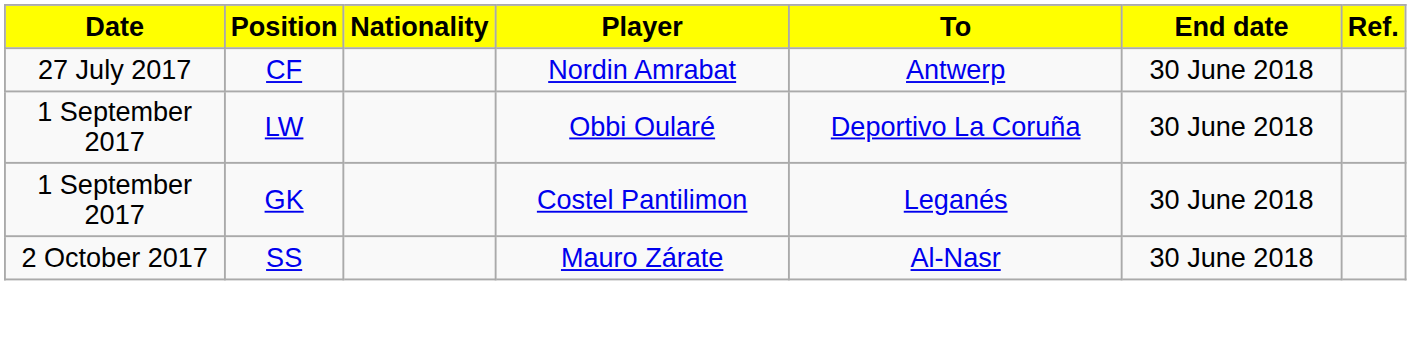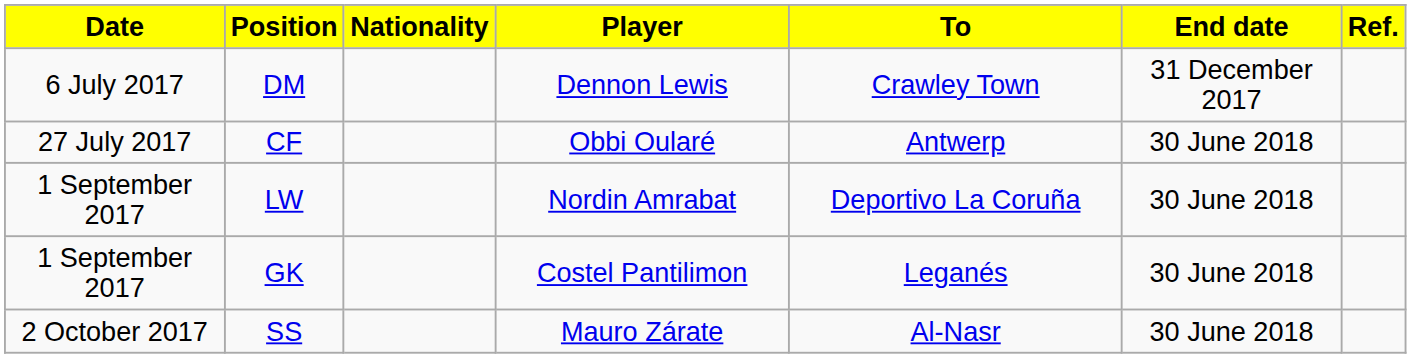+ row: (284, 85)
(642, 69) Nordin Amrabat -> (642, 142) Obbi Oularé
(642, 127) Obbi Oularé -> (642, 200) Nordin Amrabat
